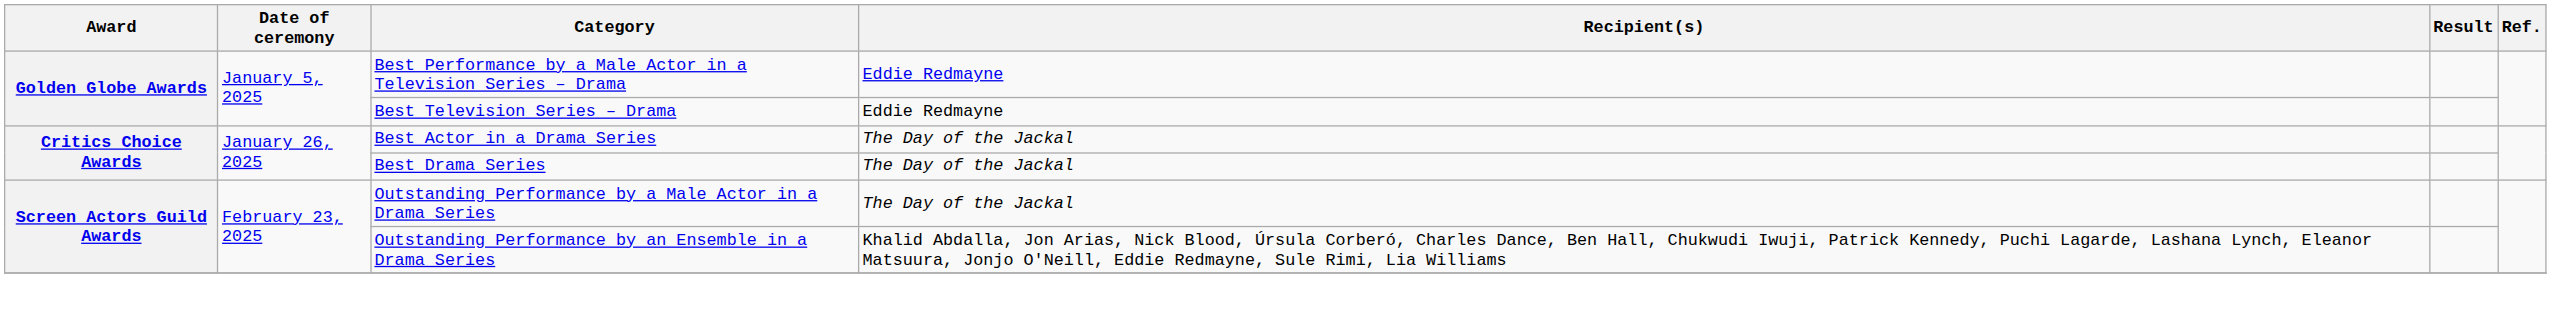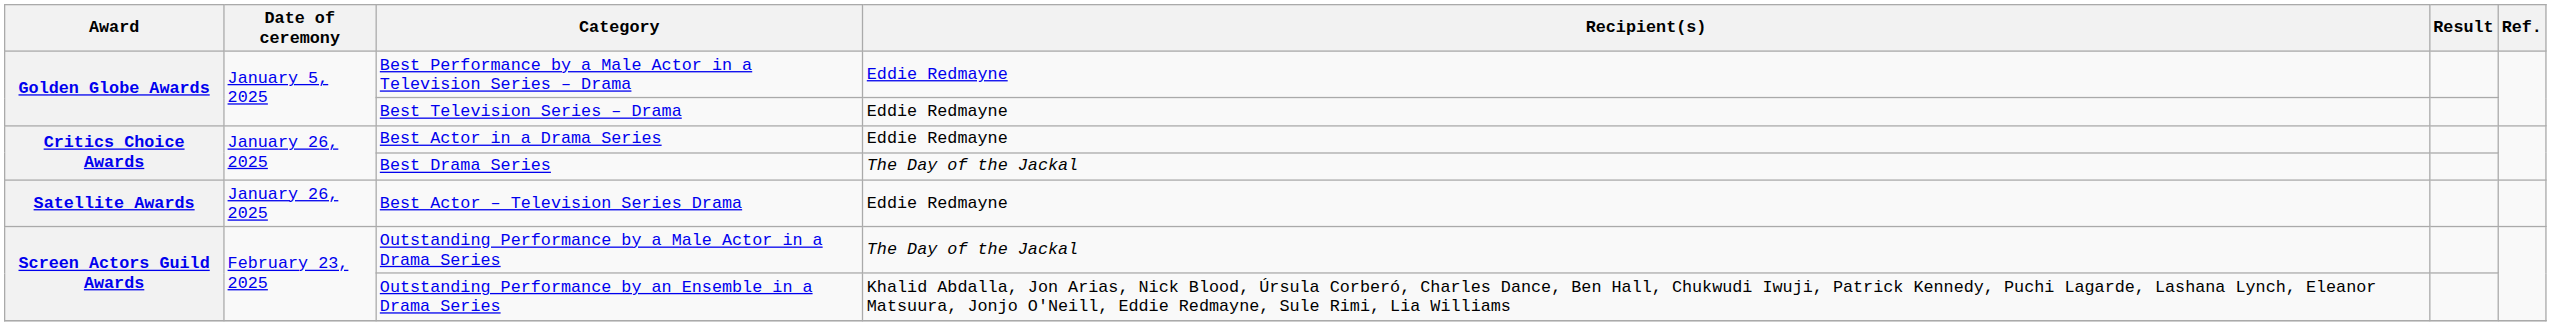(968, 139) The Day of the Jackal -> (937, 139) Eddie Redmayne
+ row: (561, 203)
